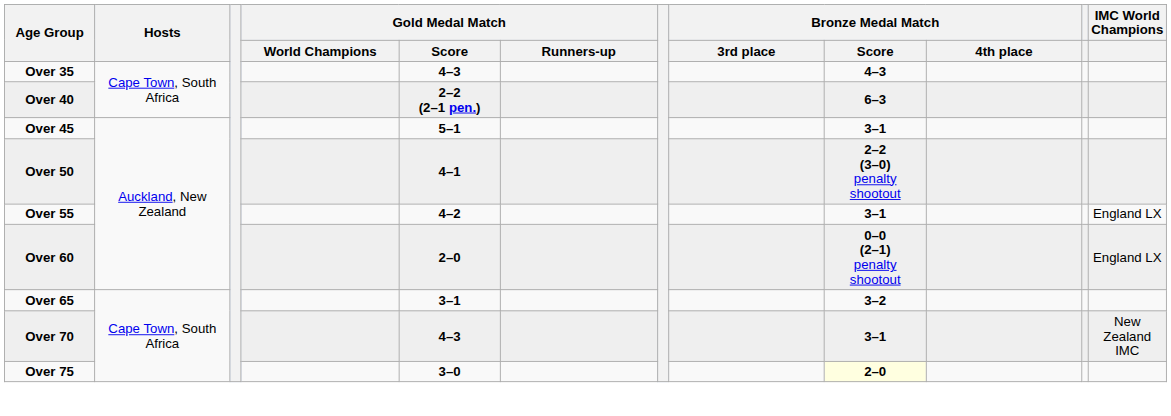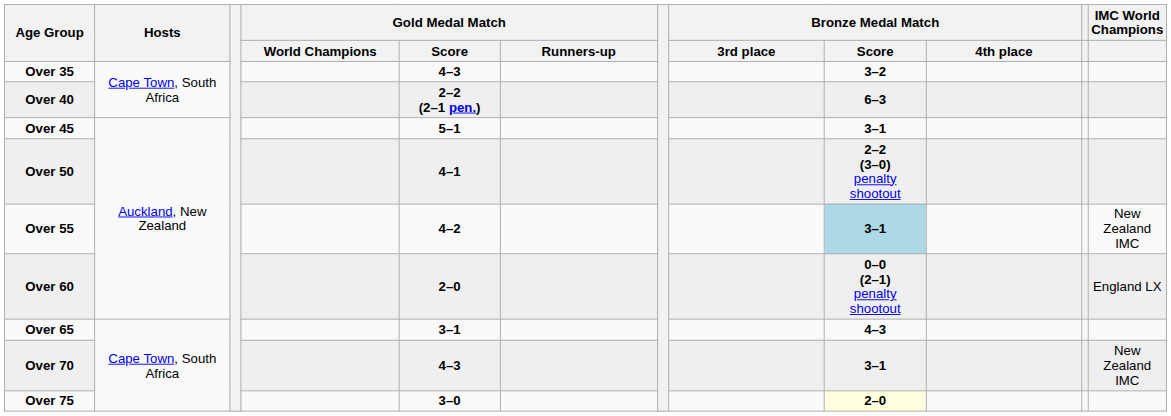(875, 72) 4–3 -> (875, 72) 3–2
(875, 214) no background -> (875, 229) lightblue background
(1127, 214) England LX -> (1127, 229) New Zealand IMC
(875, 301) 3–2 -> (875, 330) 4–3
